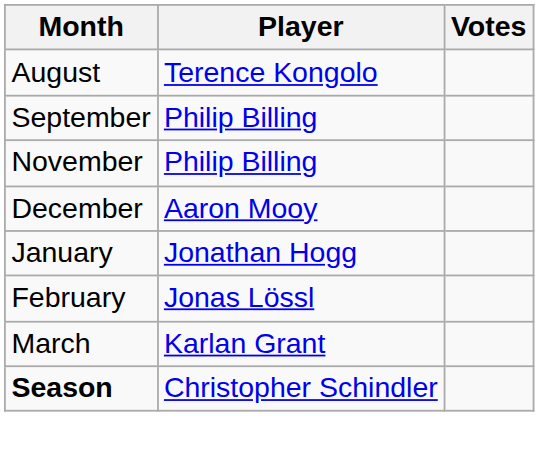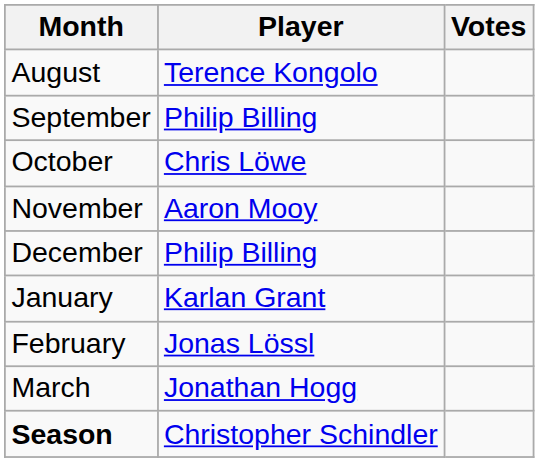+ row: (62, 162)
(241, 162) Philip Billing -> (241, 207) Aaron Mooy
(241, 207) Aaron Mooy -> (241, 252) Philip Billing
(260, 252) Jonathan Hogg -> (245, 298) Karlan Grant
(245, 343) Karlan Grant -> (260, 388) Jonathan Hogg
